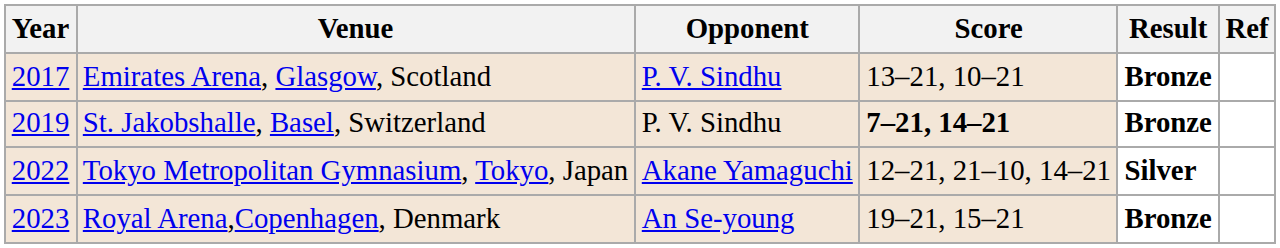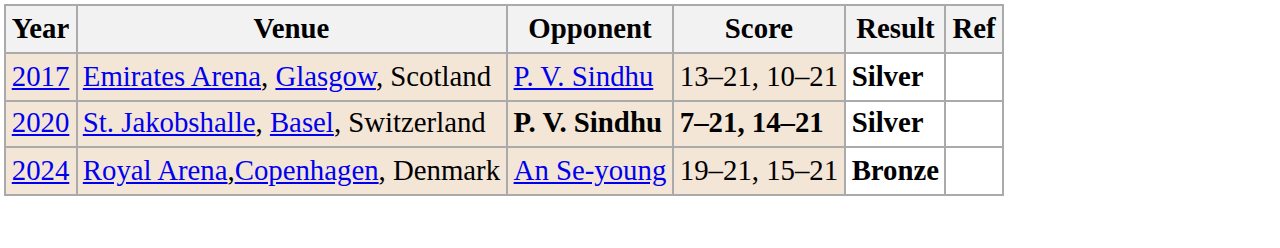(1168, 76) Bronze -> (888, 76) Silver
(41, 123) 2019 -> (41, 123) 2020
(712, 123) normal -> (588, 123) bold
(1168, 123) Bronze -> (888, 123) Silver
- row: (356, 171)
(41, 218) 2023 -> (41, 171) 2024
